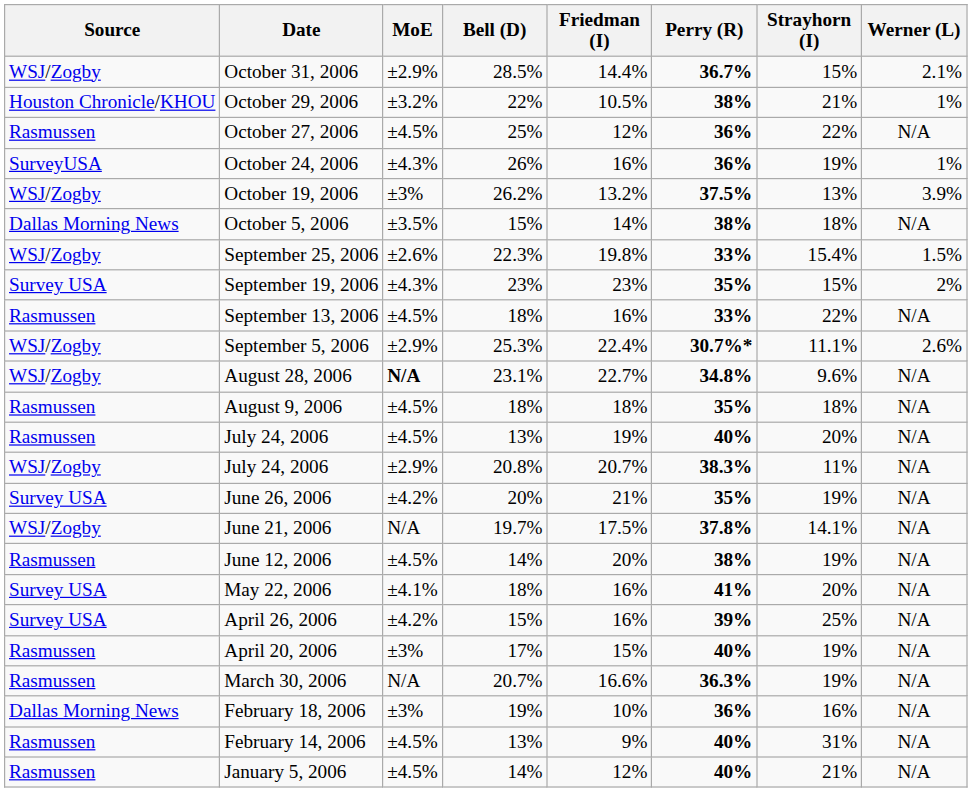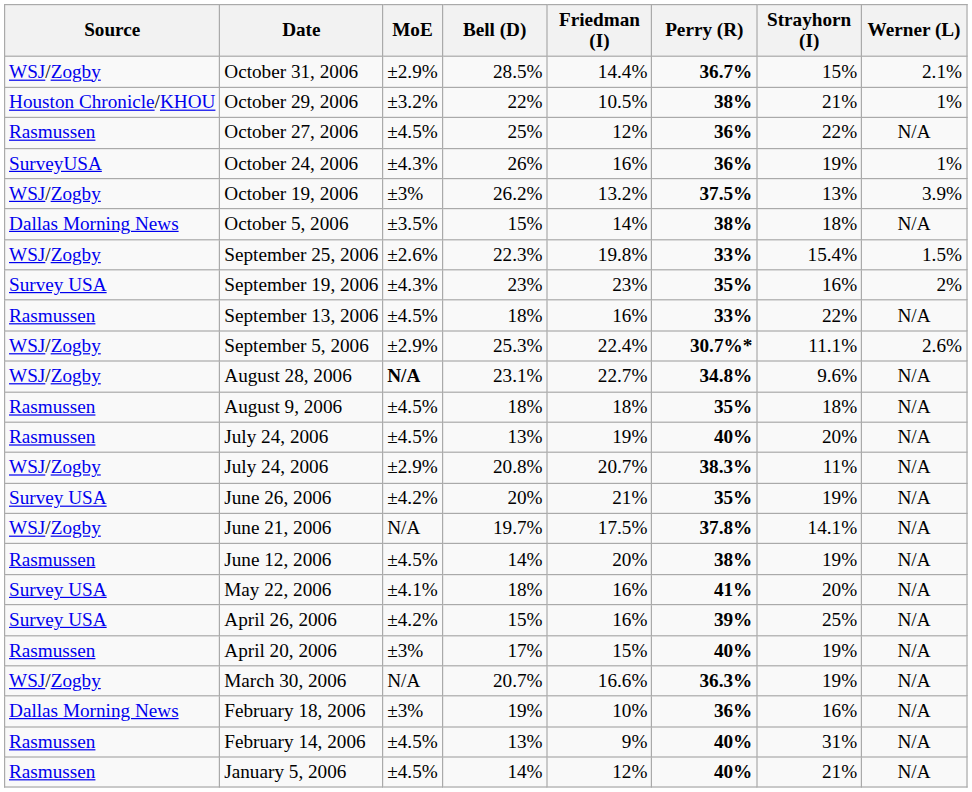(840, 284) 15% -> (840, 284) 16%
(52, 680) Rasmussen -> (55, 680) WSJ/Zogby
